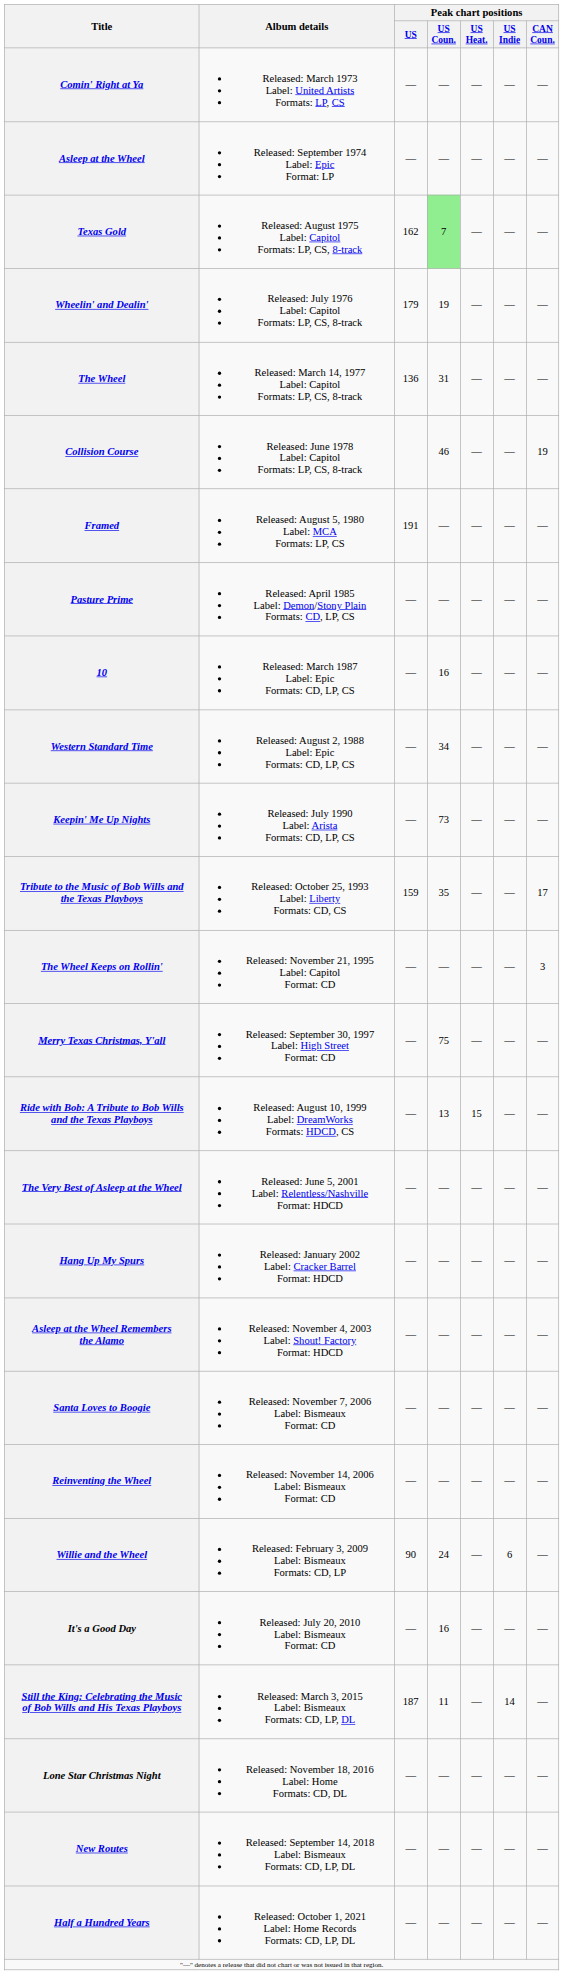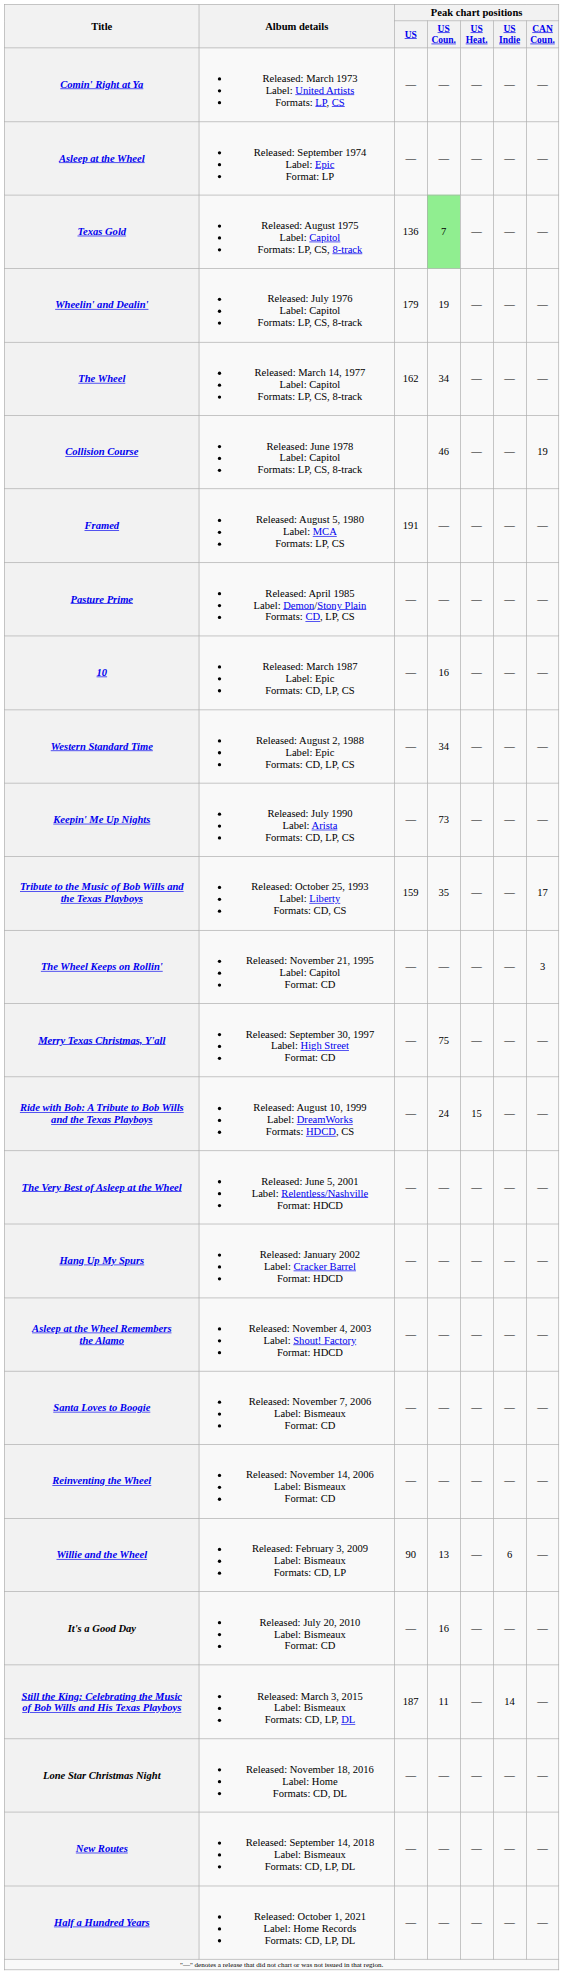(411, 231) 162 -> (411, 231) 136
(411, 378) 136 -> (411, 378) 162
(444, 378) 31 -> (444, 378) 34
(444, 1114) 13 -> (444, 1114) 24
(444, 1555) 24 -> (444, 1555) 13
